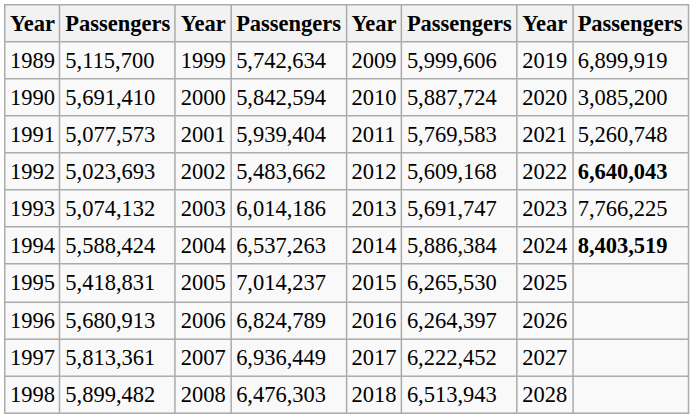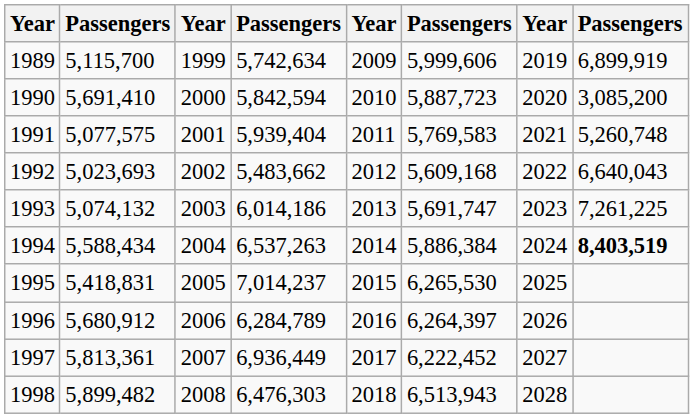(452, 97) 5,887,724 -> (452, 97) 5,887,723
(110, 134) 5,077,573 -> (110, 134) 5,077,575
(623, 171) bold -> (623, 171) normal
(623, 208) 7,766,225 -> (623, 208) 7,261,225
(110, 245) 5,588,424 -> (110, 245) 5,588,434
(110, 319) 5,680,913 -> (110, 319) 5,680,912
(281, 319) 6,824,789 -> (281, 319) 6,284,789
